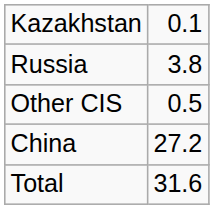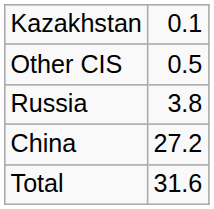rows swapped: (49, 64) <-> (66, 104)
